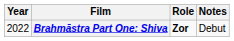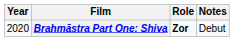(18, 28) 2022 -> (18, 28) 2020
